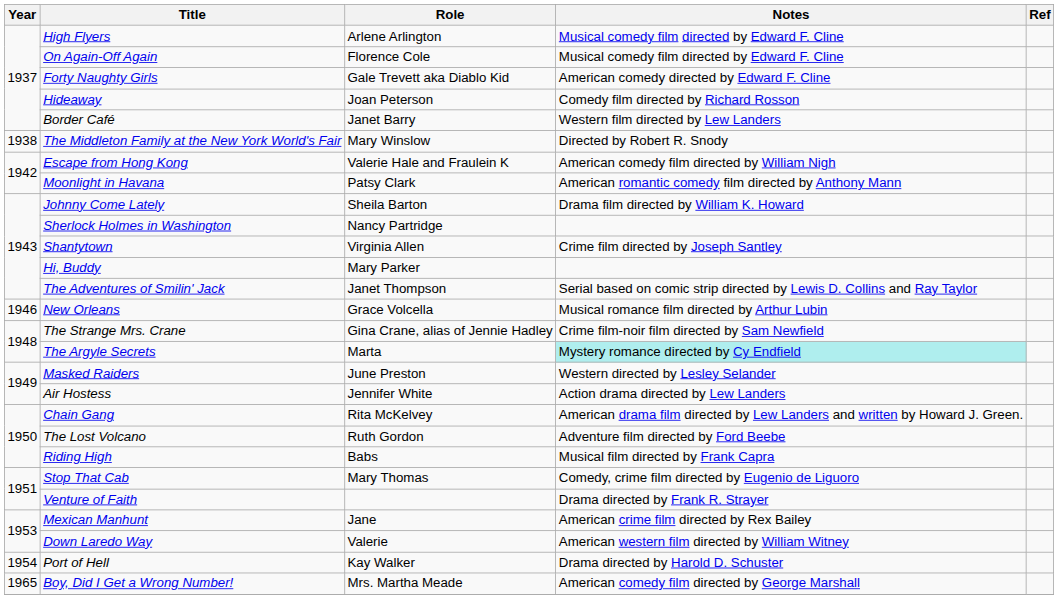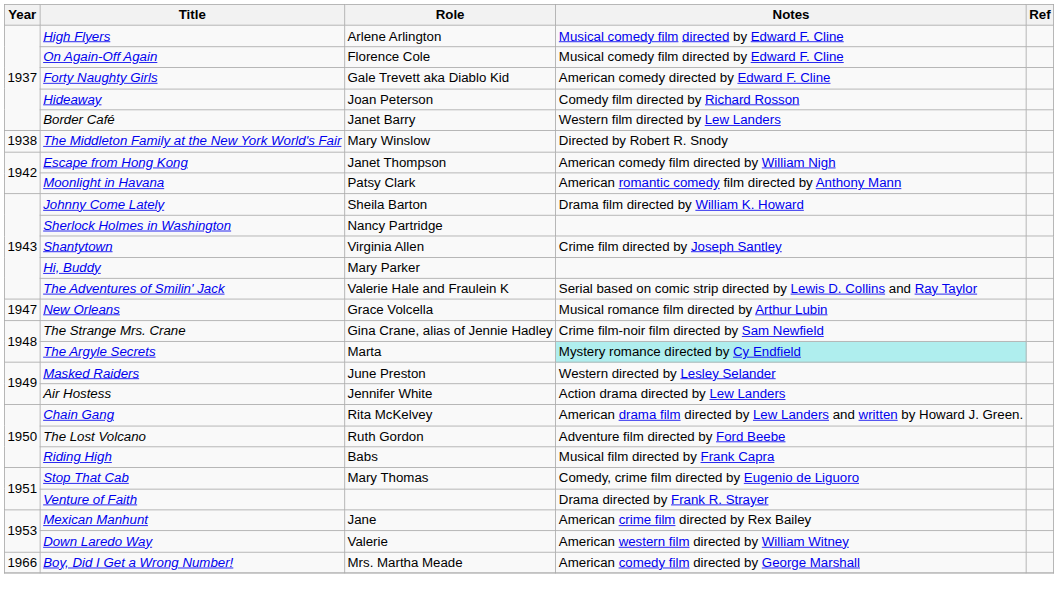(428, 162) Valerie Hale and Fraulein K -> (397, 162) Janet Thompson
(397, 288) Janet Thompson -> (428, 288) Valerie Hale and Fraulein K
(22, 309) 1946 -> (22, 309) 1947
- row: (76, 562)
(22, 583) 1965 -> (22, 562) 1966
